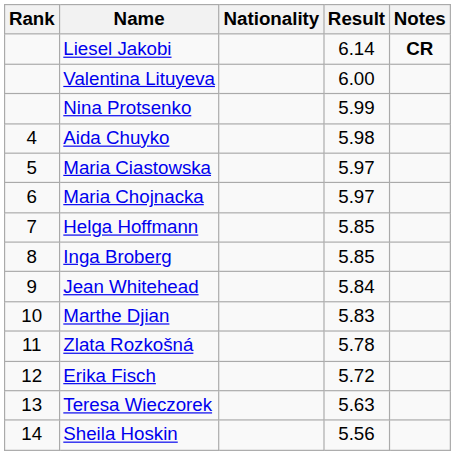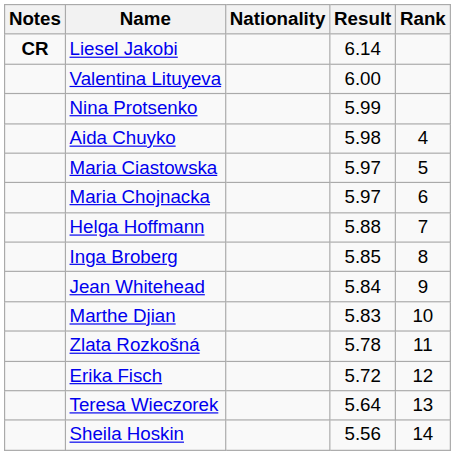columns swapped: (32, 19) <-> (420, 19)
(356, 227) 5.85 -> (363, 227) 5.88
(356, 405) 5.63 -> (363, 405) 5.64
